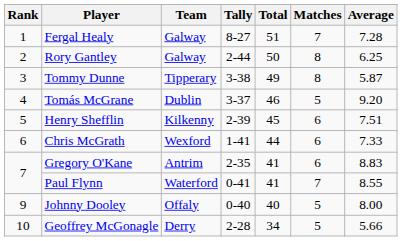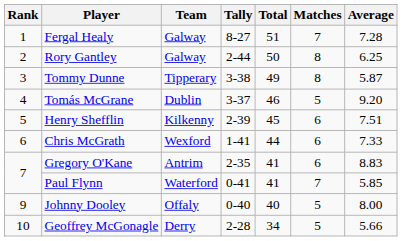(371, 183) 8.55 -> (371, 183) 5.85
